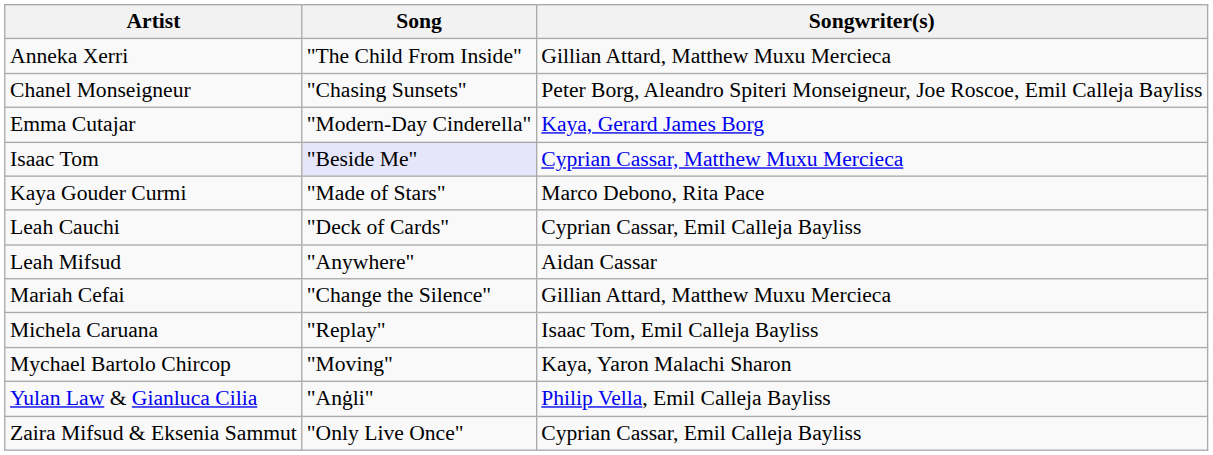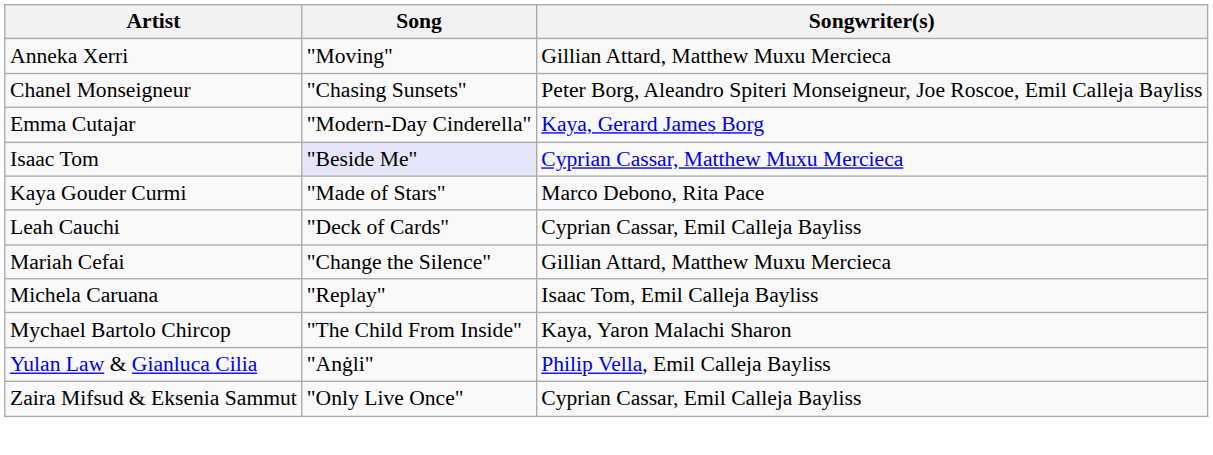(414, 55) "The Child From Inside" -> (350, 55) "Moving"
- row: (66, 261)
(350, 364) "Moving" -> (414, 329) "The Child From Inside"
